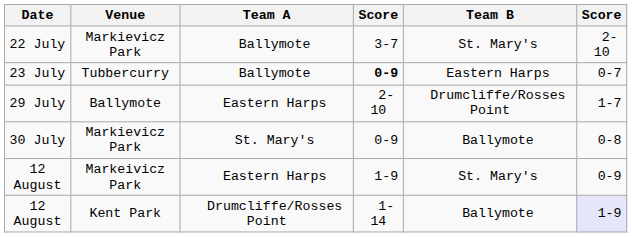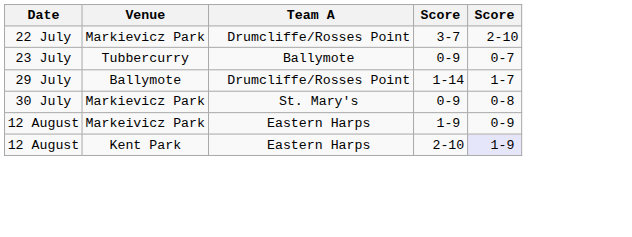- column: (490, 15)
(267, 45) Ballymote -> (311, 37) Drumcliffe/Rosses Point
(378, 74) bold -> (440, 59) normal
(267, 103) Eastern Harps -> (311, 80) Drumcliffe/Rosses Point
(378, 103) 2-10 -> (440, 80) 1-14
(267, 214) Drumcliffe/Rosses Point -> (311, 145) Eastern Harps
(378, 214) 1-14 -> (440, 145) 2-10
